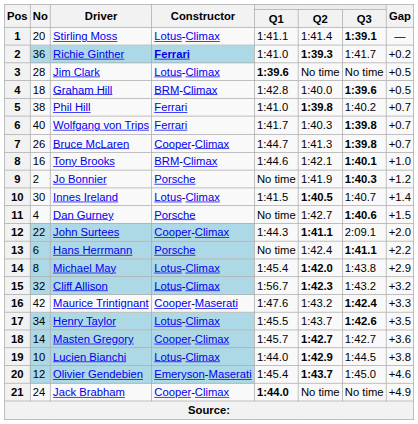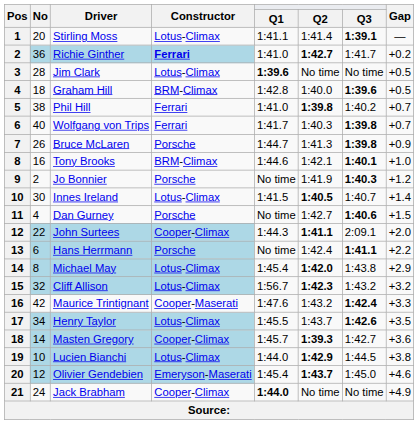(317, 54) 1:39.3 -> (317, 54) 1:42.7
(192, 143) Cooper-Climax -> (175, 143) Porsche
(400, 143) +0.7 -> (400, 143) +0.9
(317, 339) 1:42.7 -> (317, 339) 1:39.3
